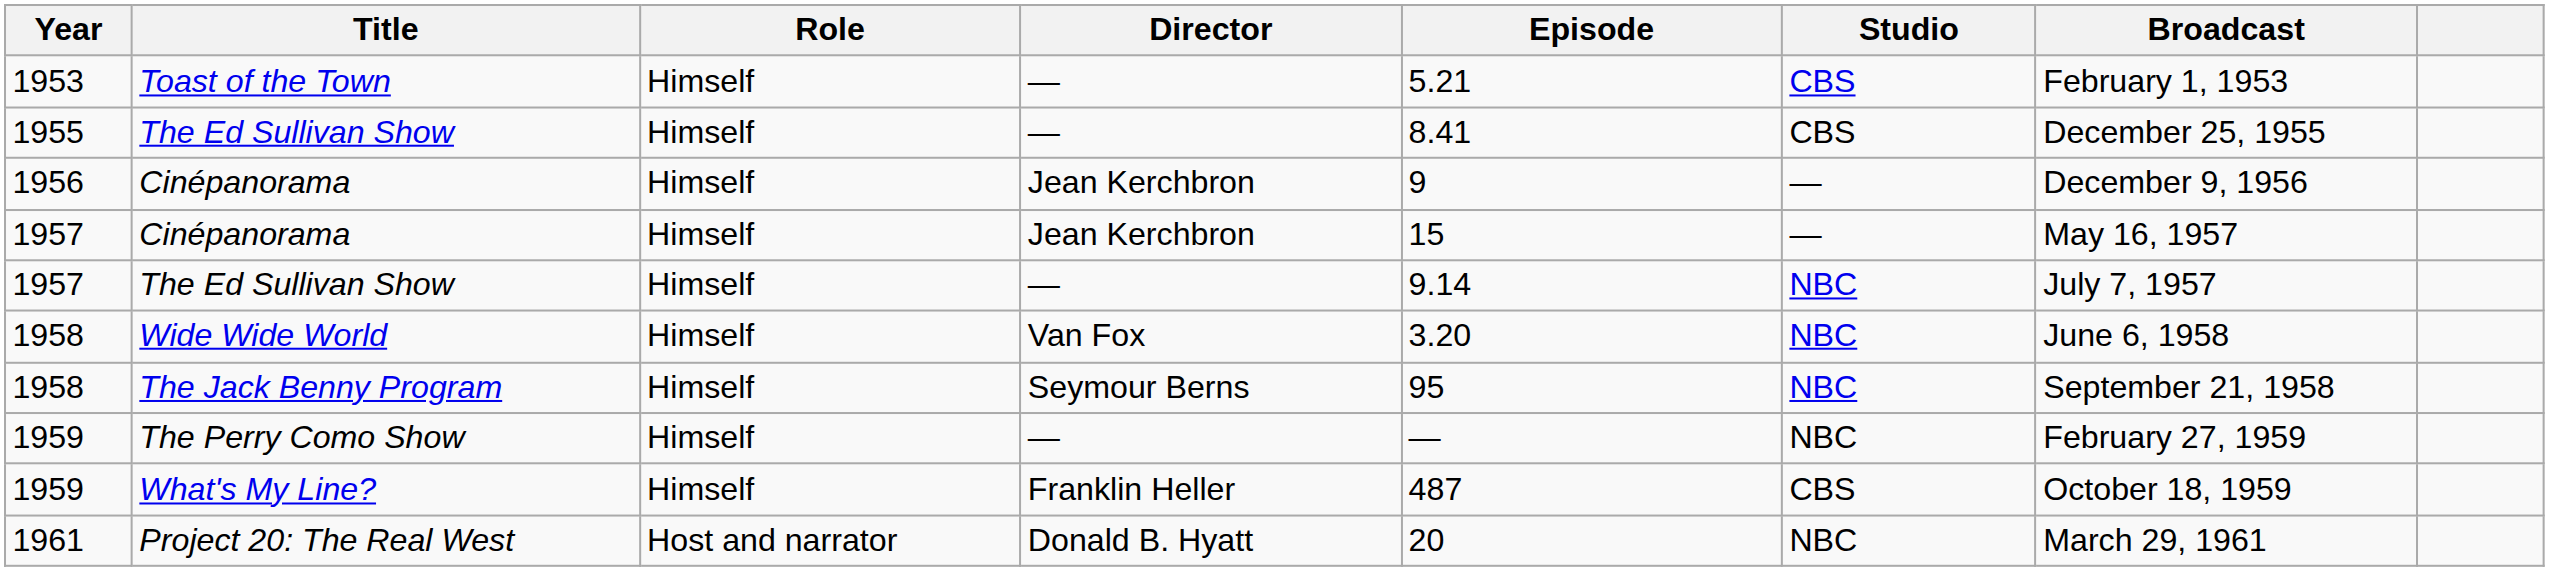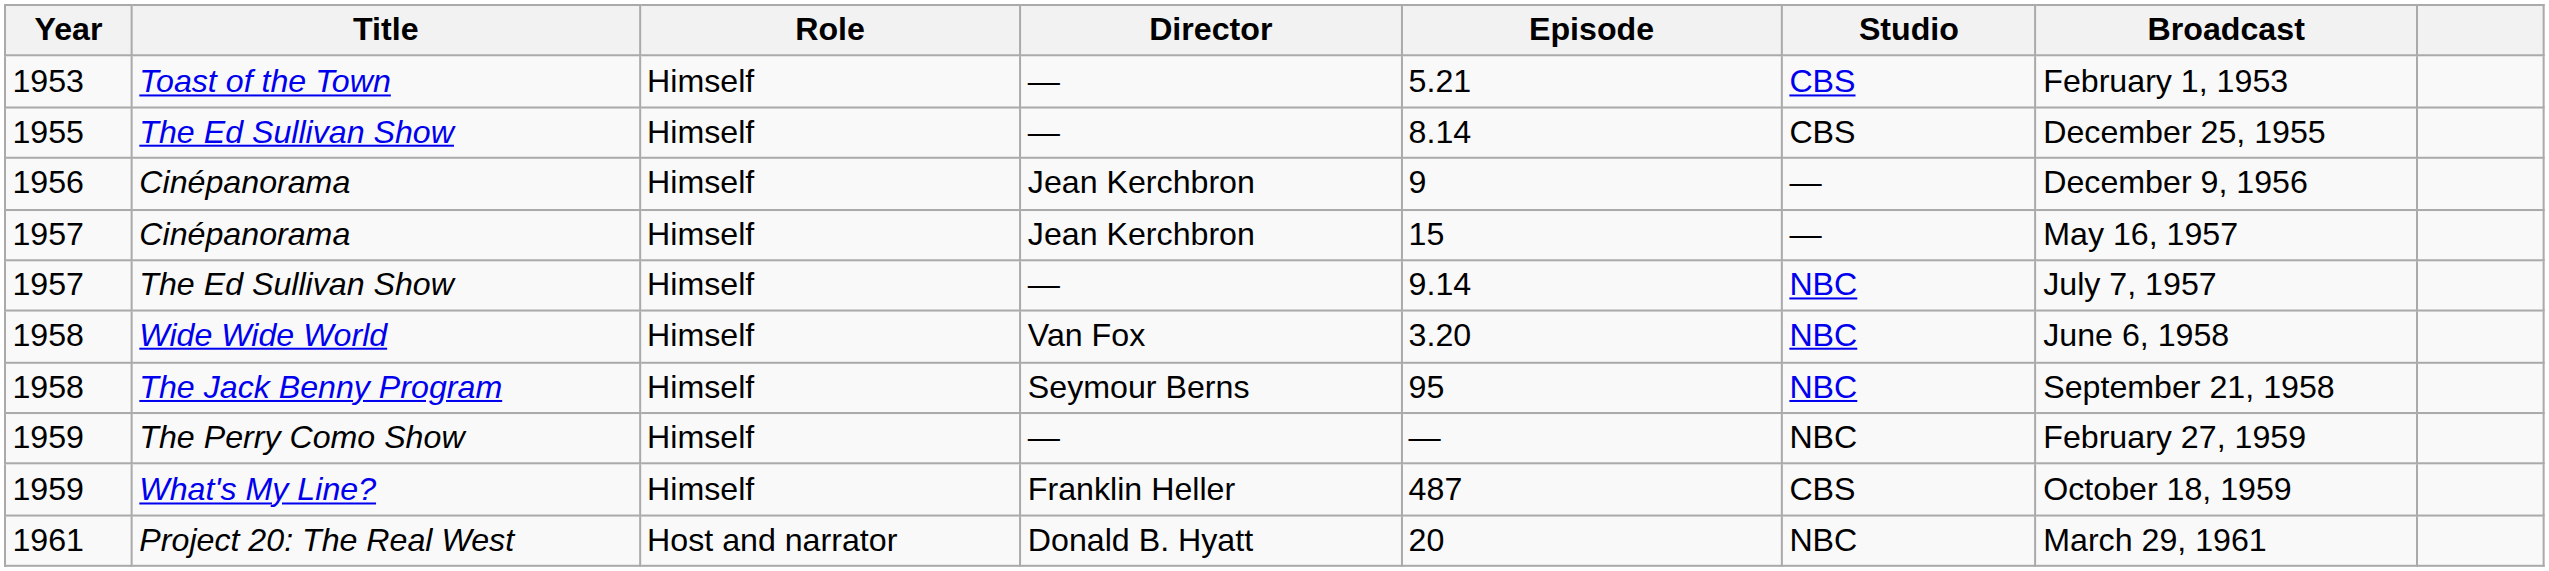(1440, 132) 8.41 -> (1440, 132) 8.14
